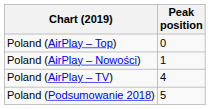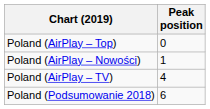(163, 95) 5 -> (163, 95) 6
